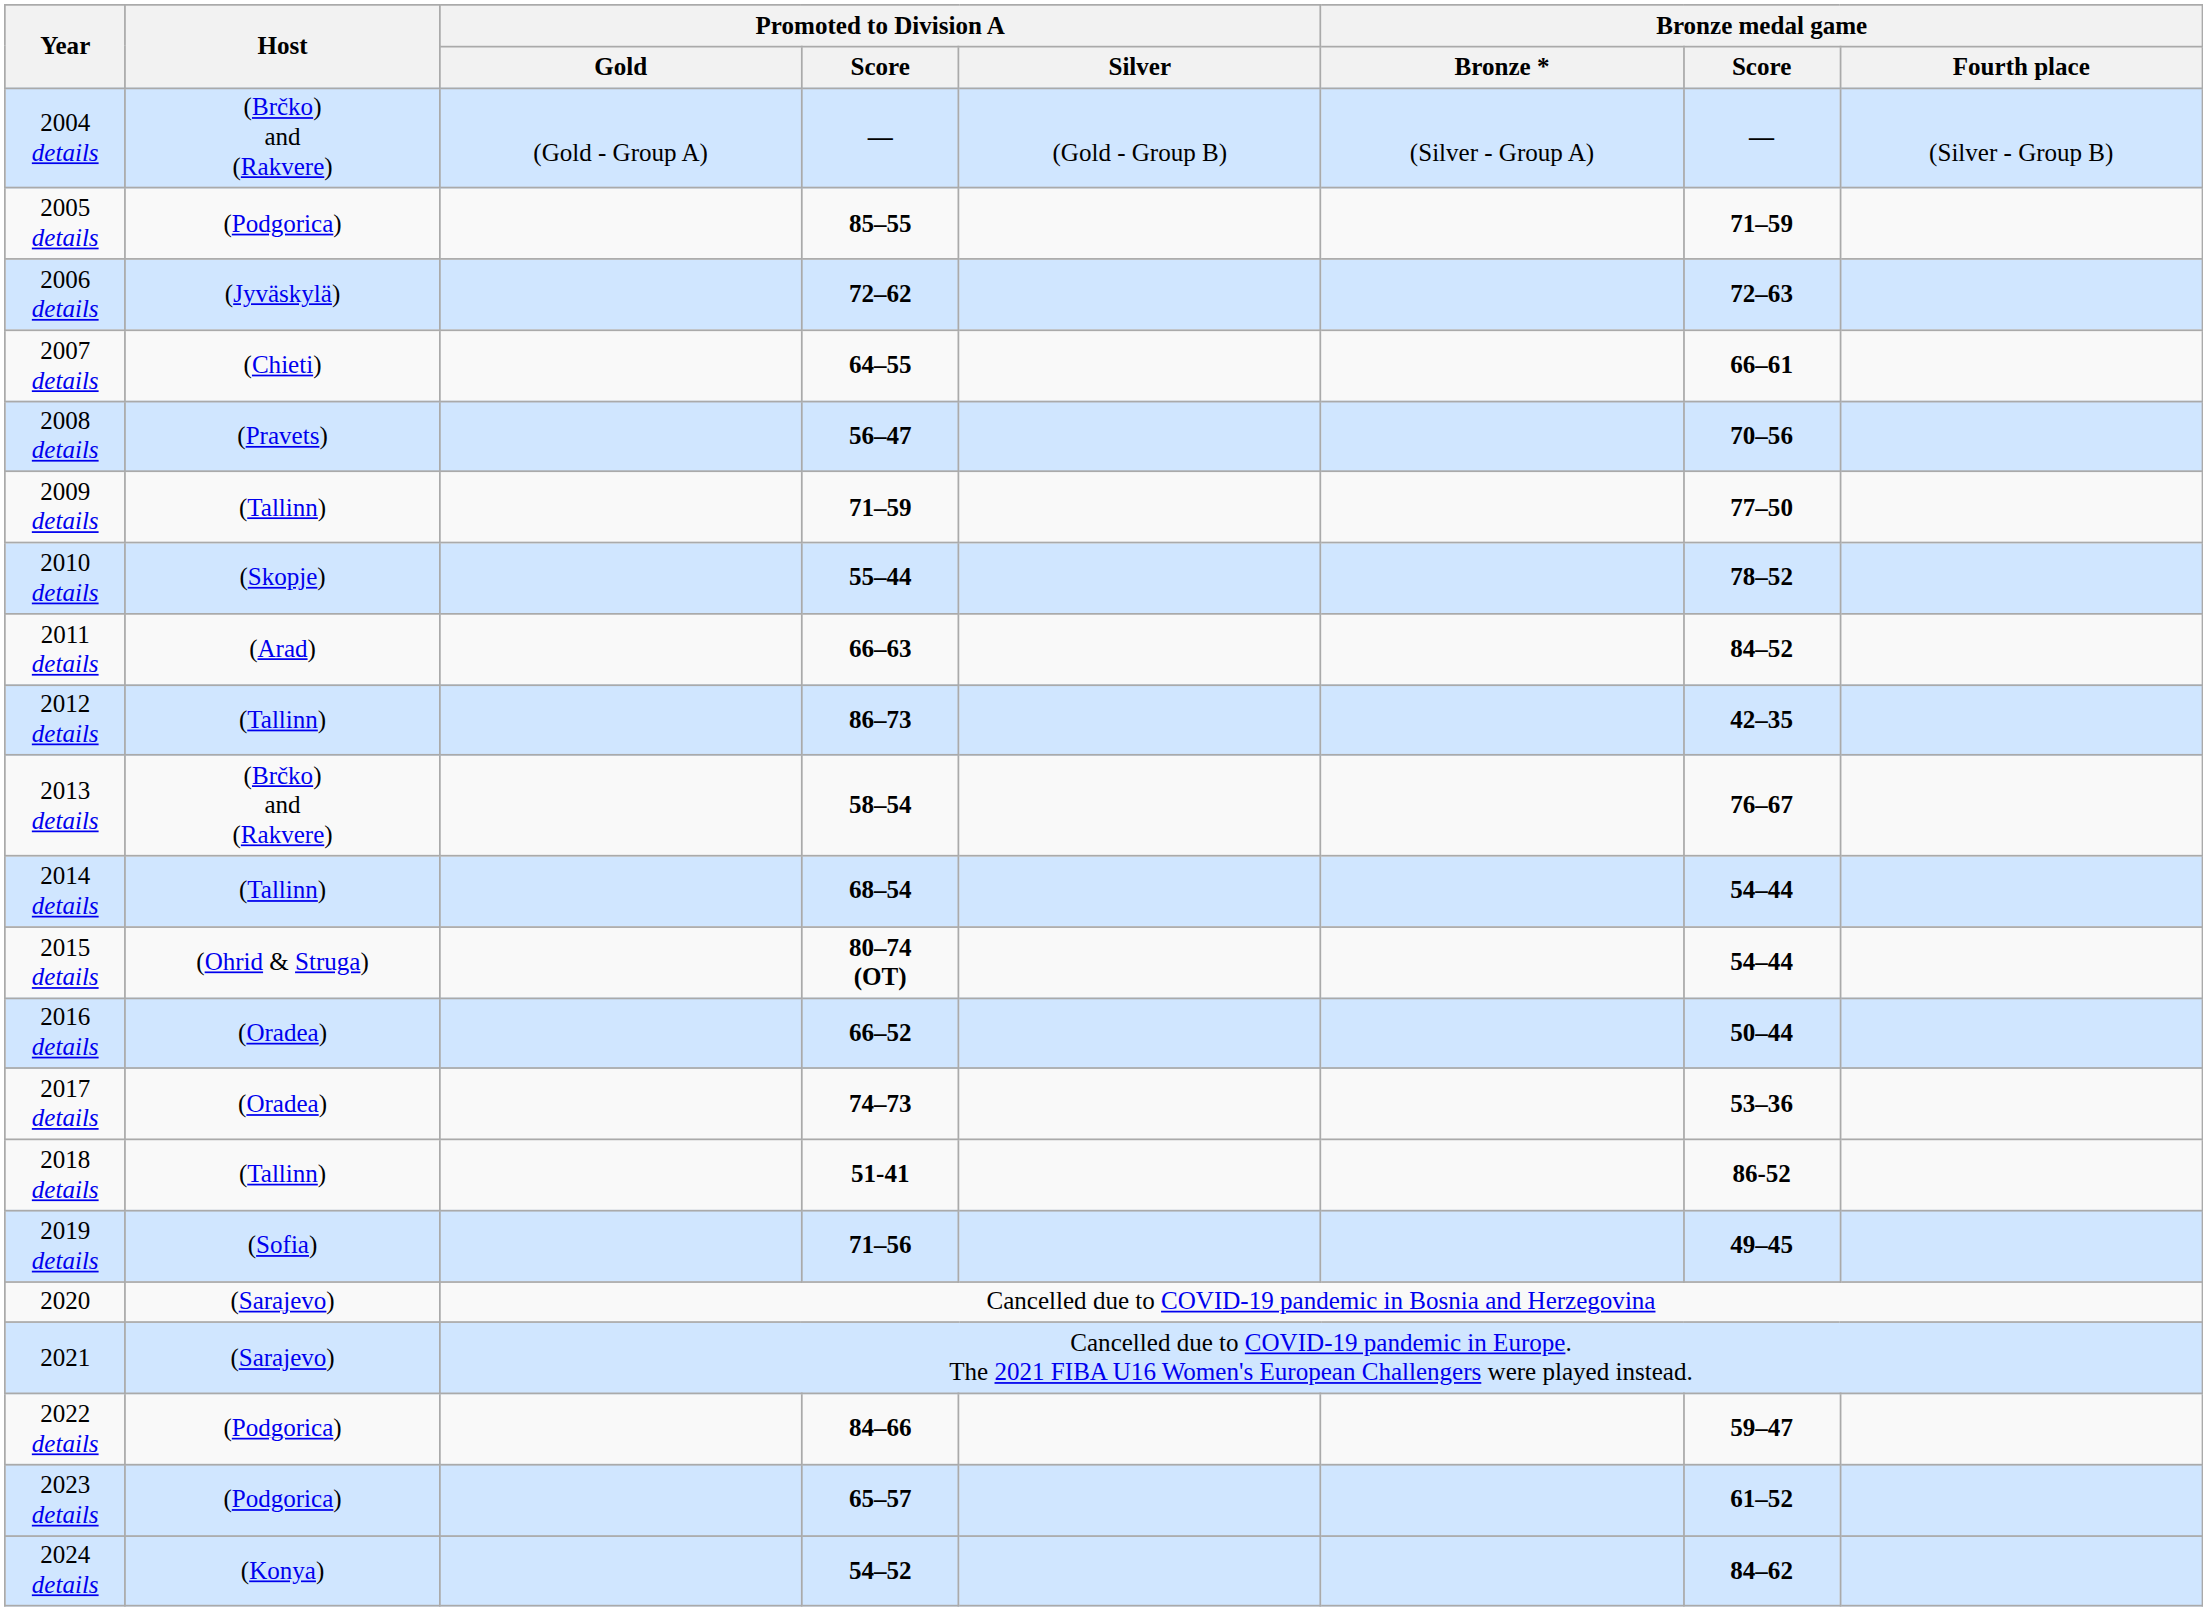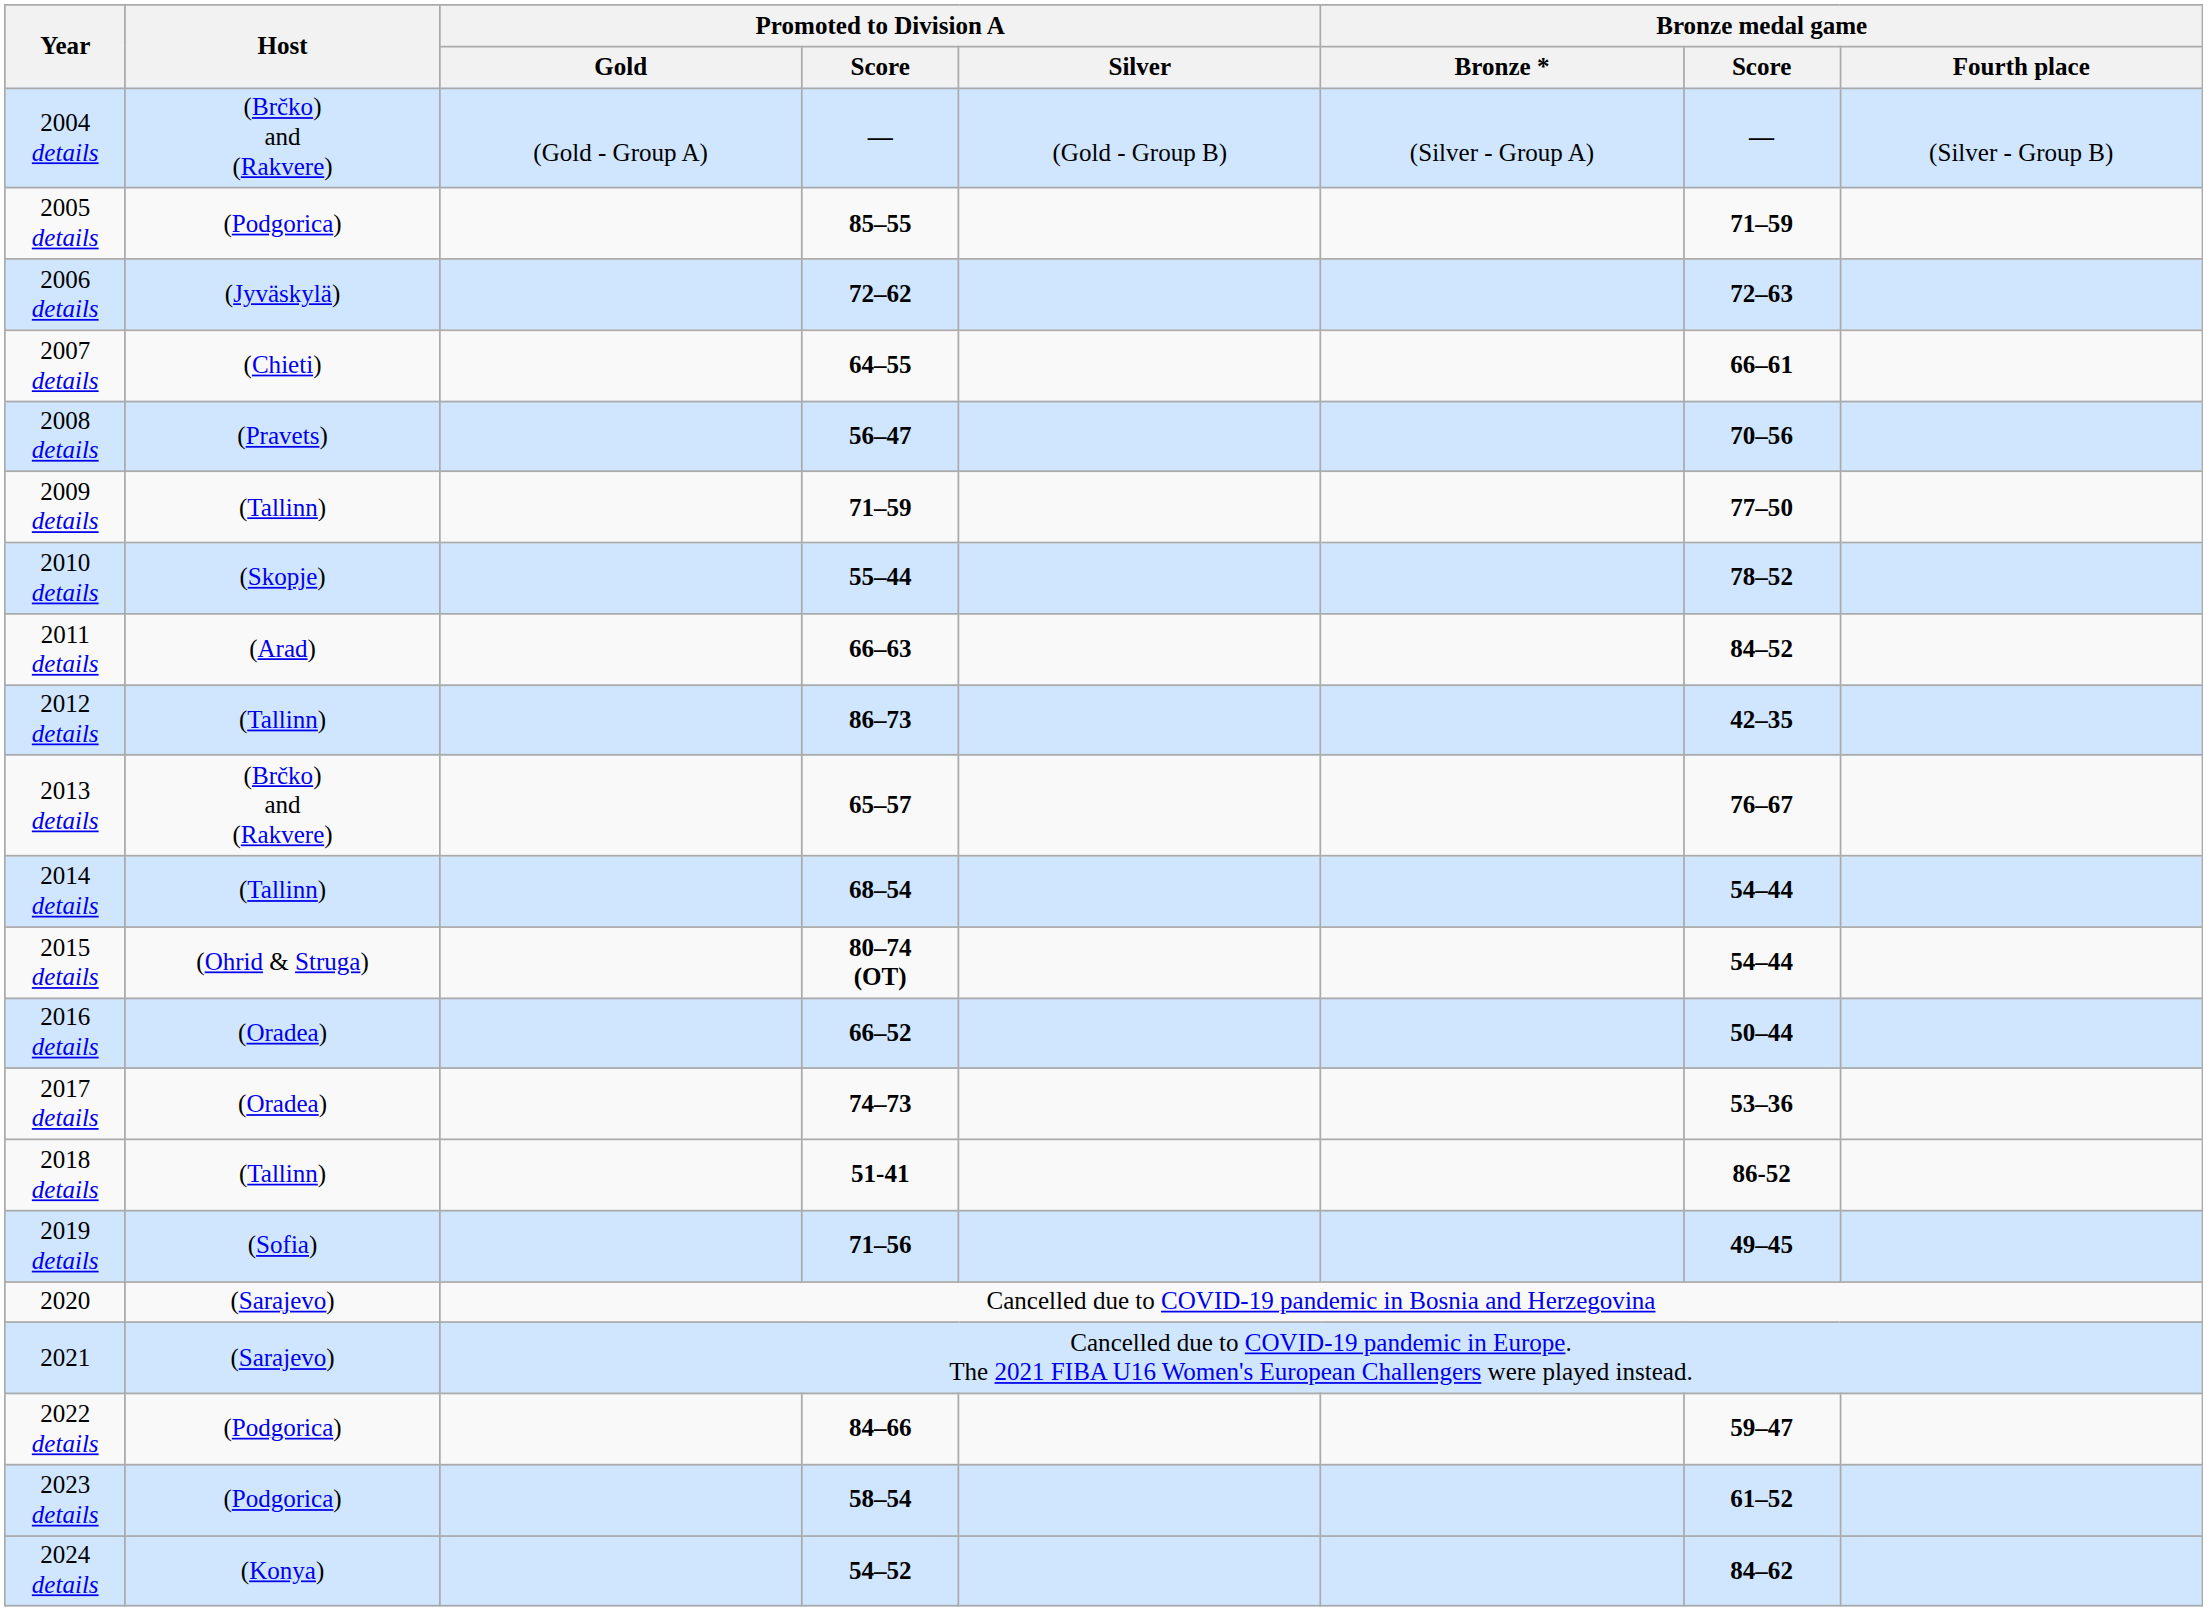(880, 805) 58–54 -> (880, 805) 65–57
(880, 1499) 65–57 -> (880, 1499) 58–54
